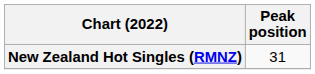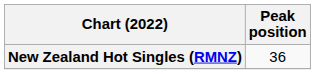(278, 56) 31 -> (278, 56) 36
